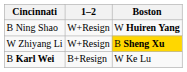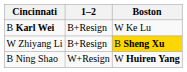rows swapped: (32, 28) <-> (30, 59)
(88, 43) W+Resign -> (87, 43) B+Resign
